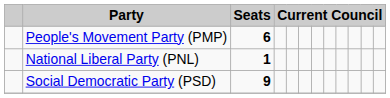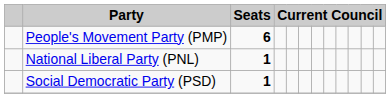(267, 81) 9 -> (267, 81) 1
